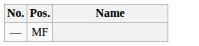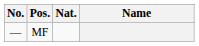+ column: (66, 13)
